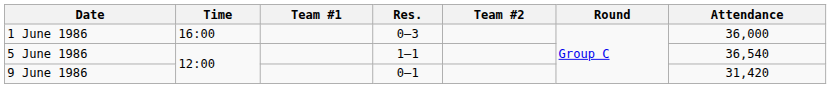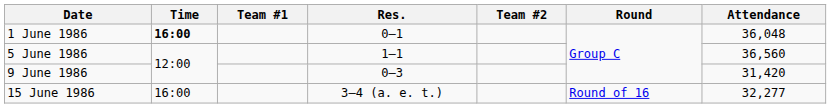(197, 34) normal -> (172, 34) bold
(408, 34) 0–3 -> (392, 34) 0–1
(747, 34) 36,000 -> (764, 34) 36,048
(747, 54) 36,540 -> (764, 54) 36,560
(408, 73) 0–1 -> (392, 73) 0–3
+ row: (51, 93)
